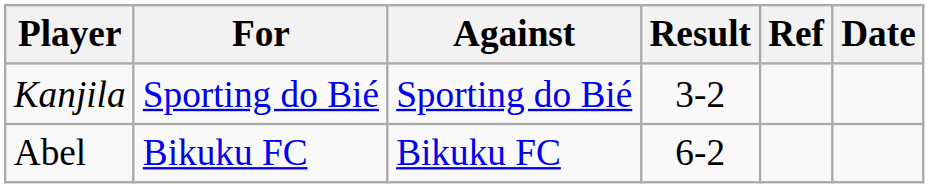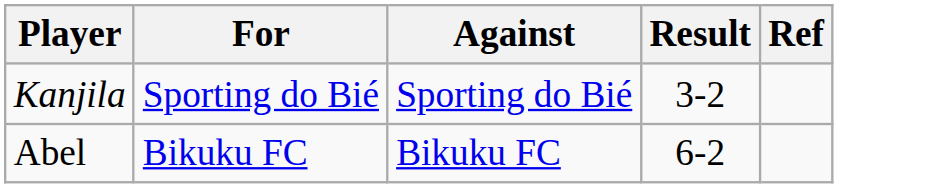- column: (878, 34)
